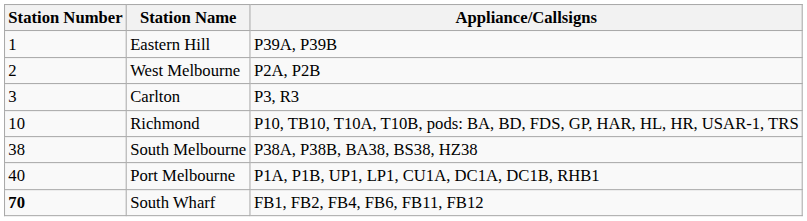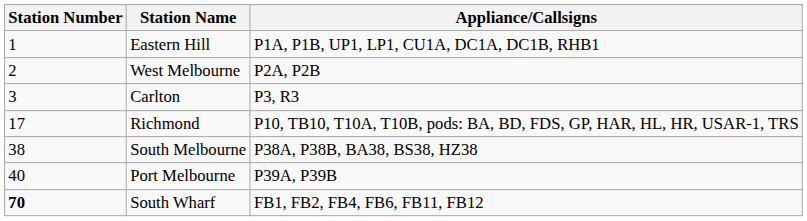(295, 44) P39A, P39B -> (427, 44) P1A, P1B, UP1, LP1, CU1A, DC1A, DC1B, RHB1
(17, 123) 10 -> (17, 123) 17
(427, 176) P1A, P1B, UP1, LP1, CU1A, DC1A, DC1B, RHB1 -> (295, 176) P39A, P39B
